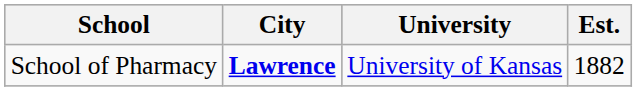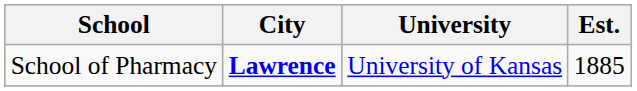(599, 65) 1882 -> (599, 65) 1885
